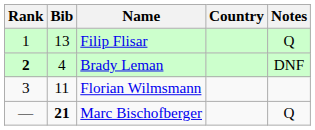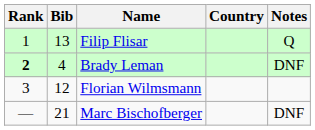(62, 88) 11 -> (62, 88) 12
(62, 112) bold -> (62, 112) normal
(289, 112) Q -> (289, 112) DNF
